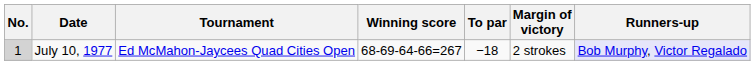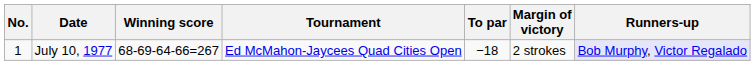columns swapped: (237, 22) <-> (411, 22)
(18, 50) lightgrey background -> (18, 50) no background
